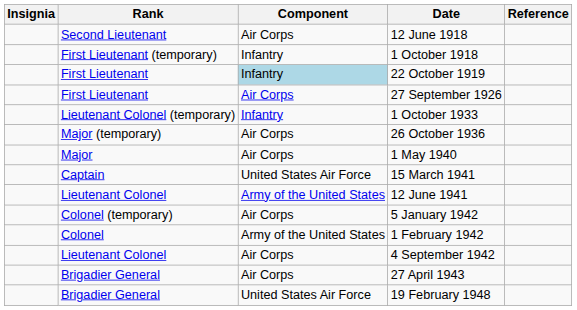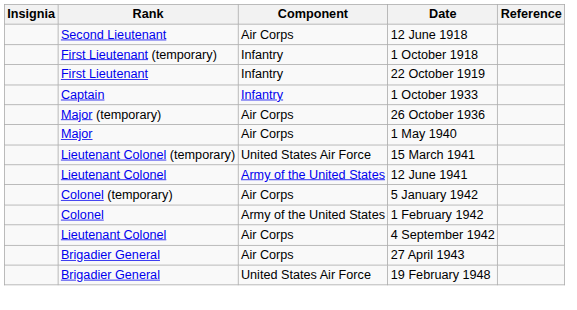(262, 74) lightblue background -> (262, 74) no background
- row: (446, 94)
(148, 114) Lieutenant Colonel (temporary) -> (83, 94) Captain
(83, 174) Captain -> (148, 154) Lieutenant Colonel (temporary)
